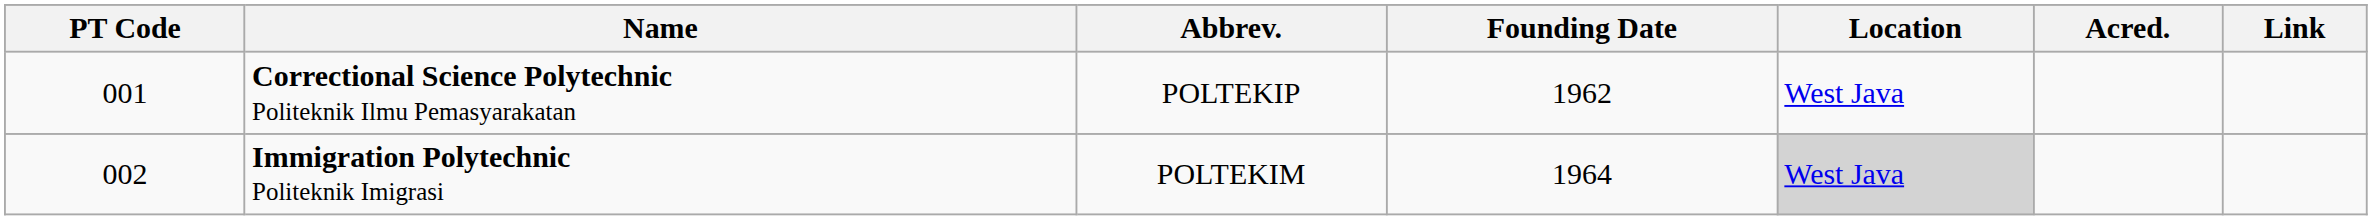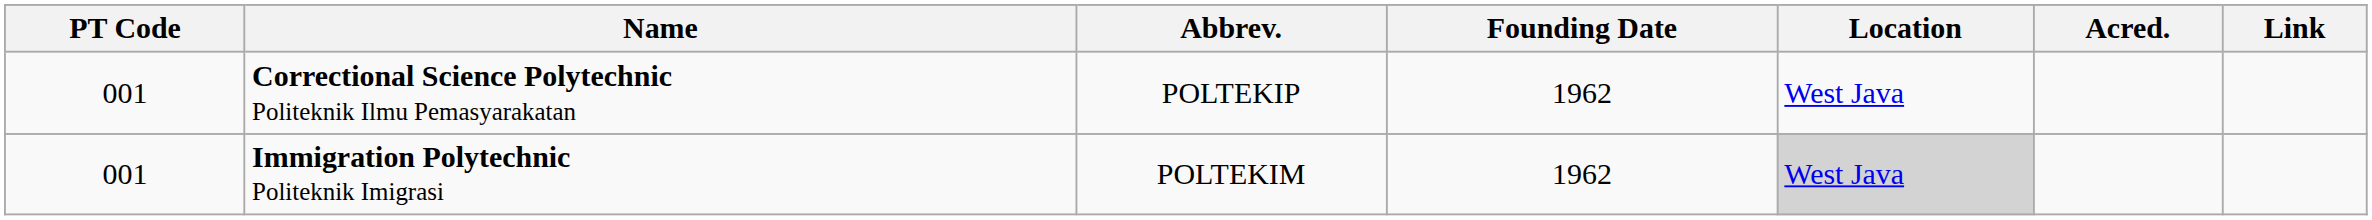(125, 173) 002 -> (125, 173) 001
(1582, 173) 1964 -> (1582, 173) 1962
